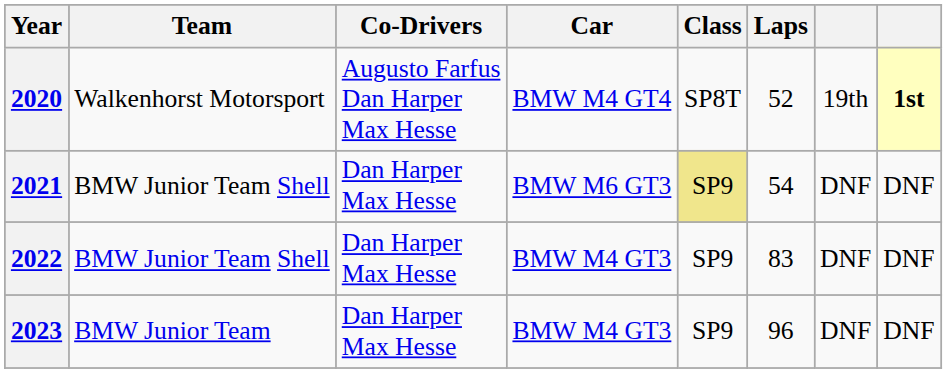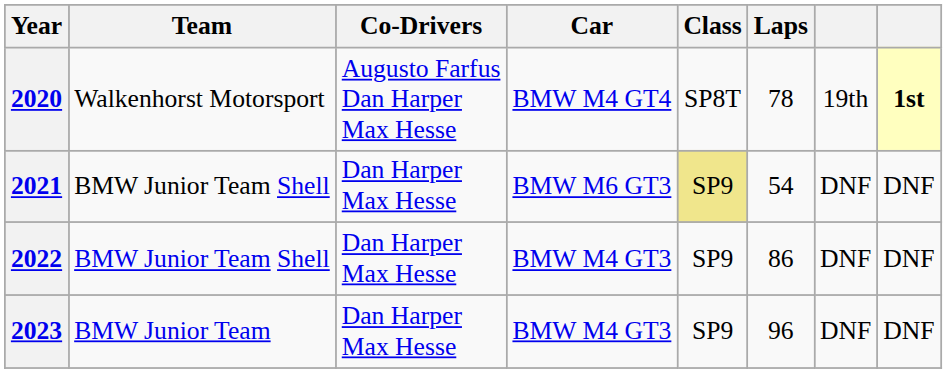(781, 98) 52 -> (781, 98) 78
(781, 258) 83 -> (781, 258) 86
